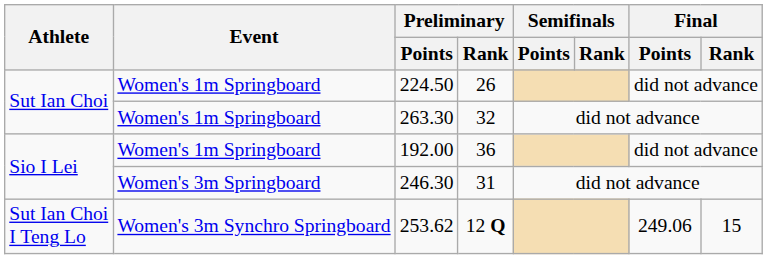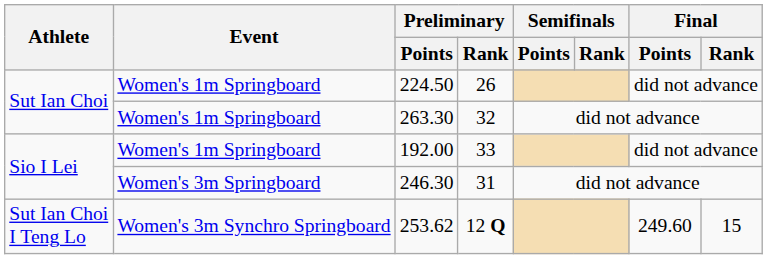(486, 150) 36 -> (486, 150) 33
(665, 226) 249.06 -> (665, 226) 249.60
